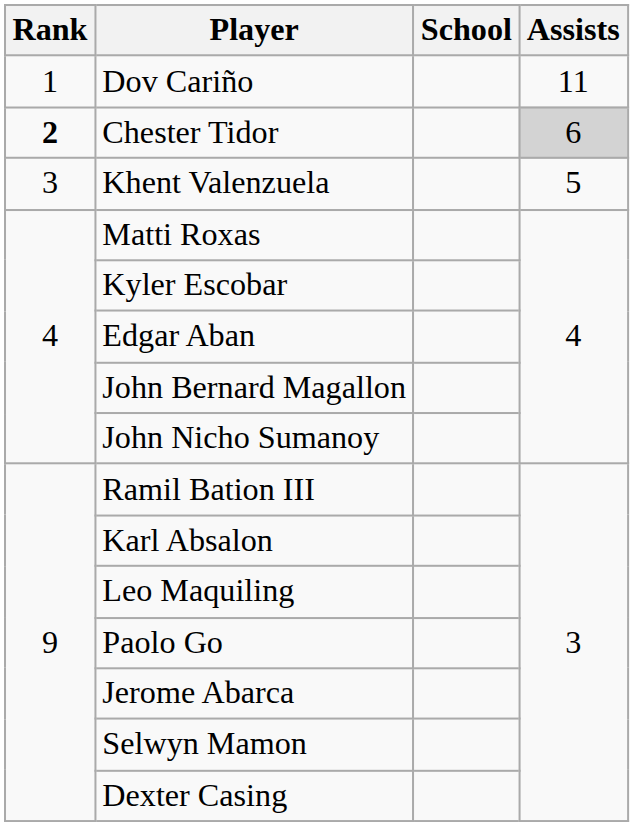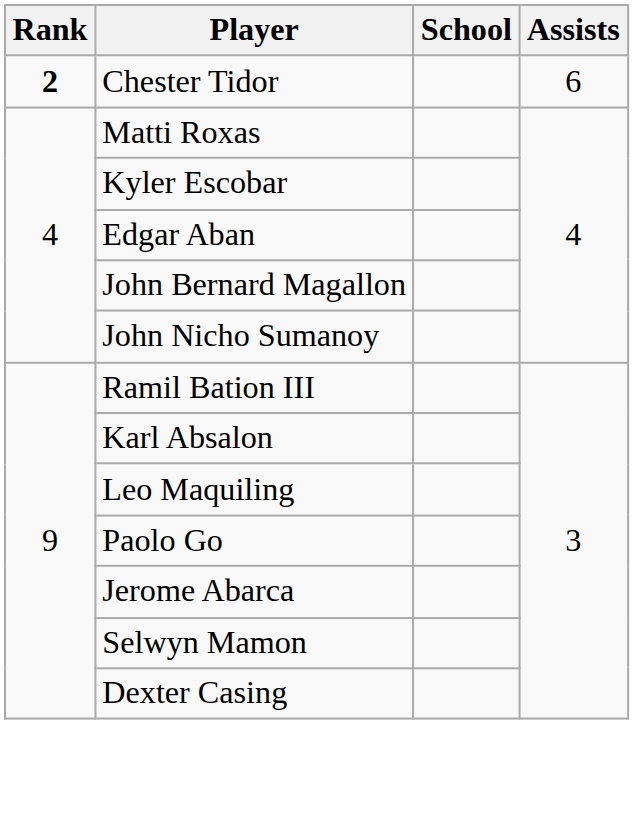- row: (178, 81)
(573, 132) lightgrey background -> (573, 81) no background
- row: (216, 183)
